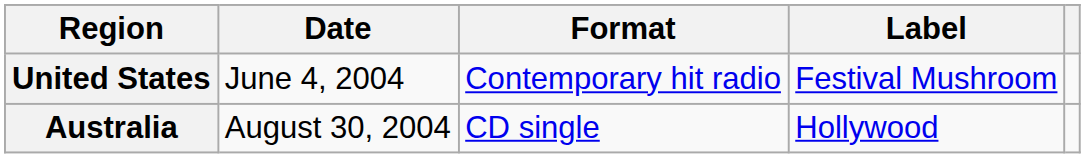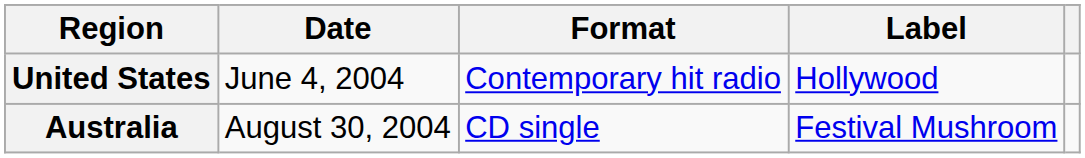(926, 78) Festival Mushroom -> (867, 78) Hollywood
(867, 127) Hollywood -> (926, 127) Festival Mushroom
